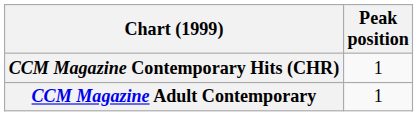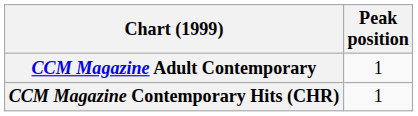rows swapped: (174, 96) <-> (174, 67)
